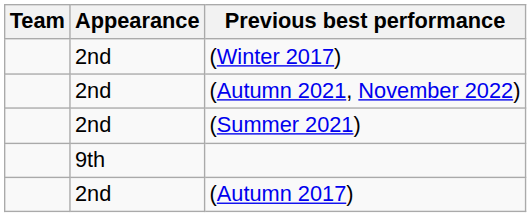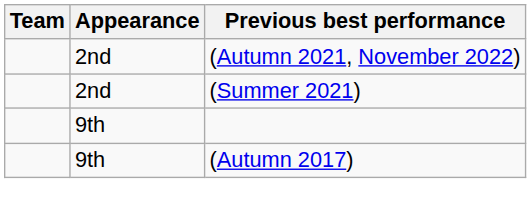- row: (275, 56)
(93, 194) 2nd -> (90, 159) 9th
